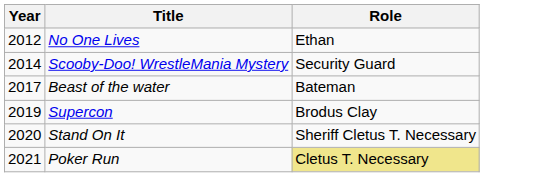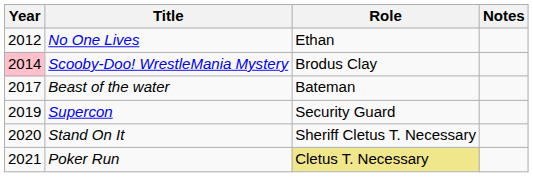+ column: (504, 16)
(25, 64) no background -> (25, 64) pink background
(345, 64) Security Guard -> (336, 64) Brodus Clay
(336, 111) Brodus Clay -> (345, 111) Security Guard
